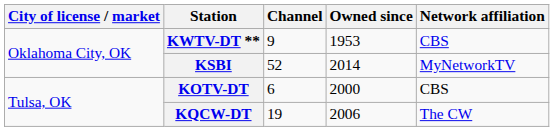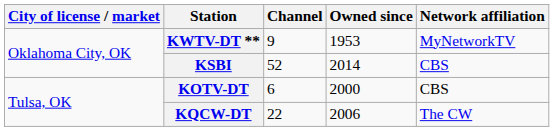(434, 41) CBS -> (468, 41) MyNetworkTV
(468, 65) MyNetworkTV -> (434, 65) CBS
(275, 114) 19 -> (275, 114) 22
